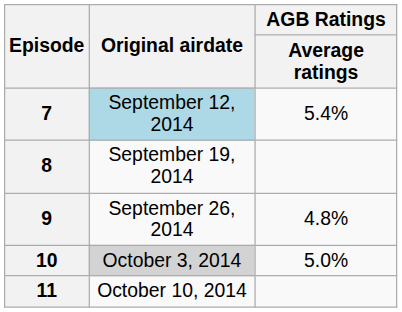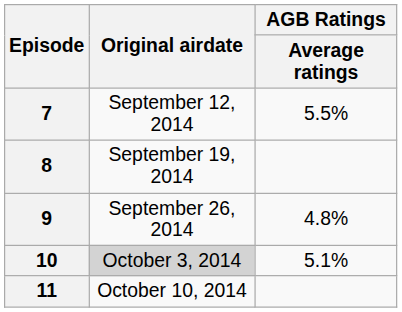(172, 113) lightblue background -> (172, 113) no background
(326, 113) 5.4% -> (326, 113) 5.5%
(326, 260) 5.0% -> (326, 260) 5.1%
